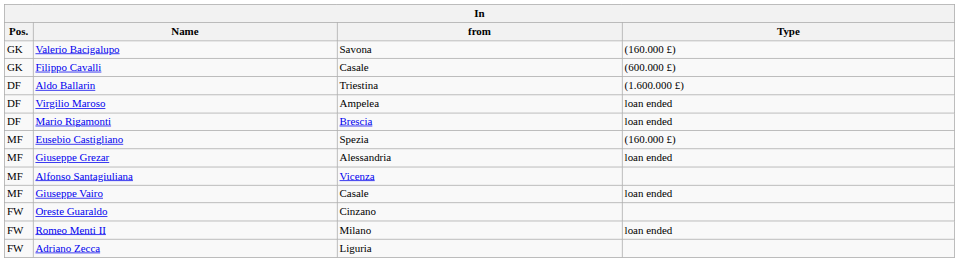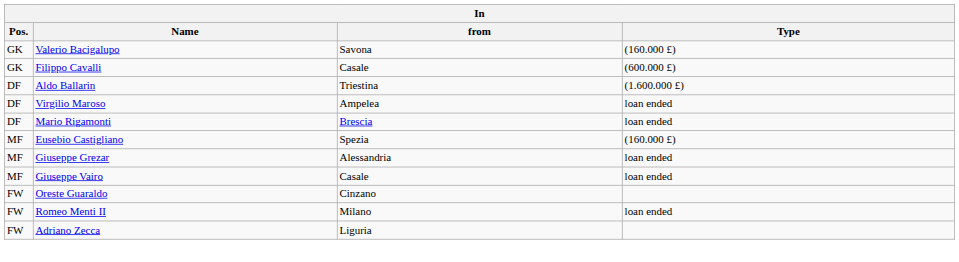- row: (84, 176)
